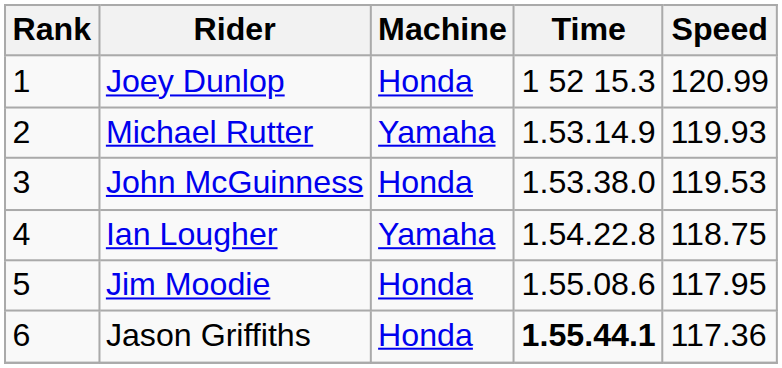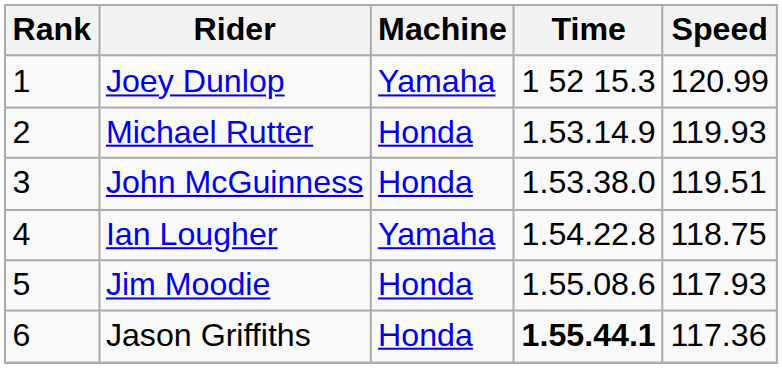(426, 81) Honda -> (437, 81) Yamaha
(437, 132) Yamaha -> (426, 132) Honda
(719, 183) 119.53 -> (719, 183) 119.51
(719, 285) 117.95 -> (719, 285) 117.93
